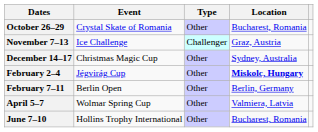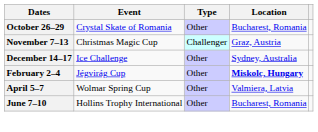(102, 42) Ice Challenge -> (117, 42) Christmas Magic Cup
(117, 58) Christmas Magic Cup -> (102, 58) Ice Challenge
- row: (35, 88)
